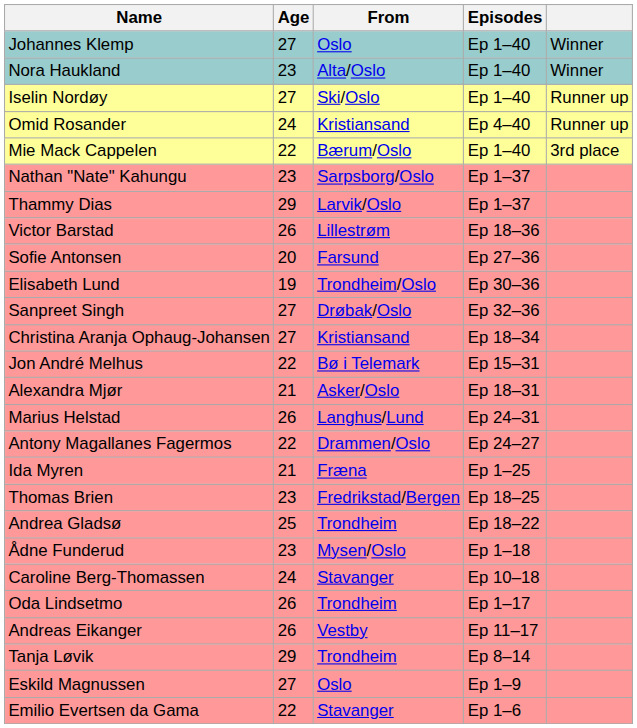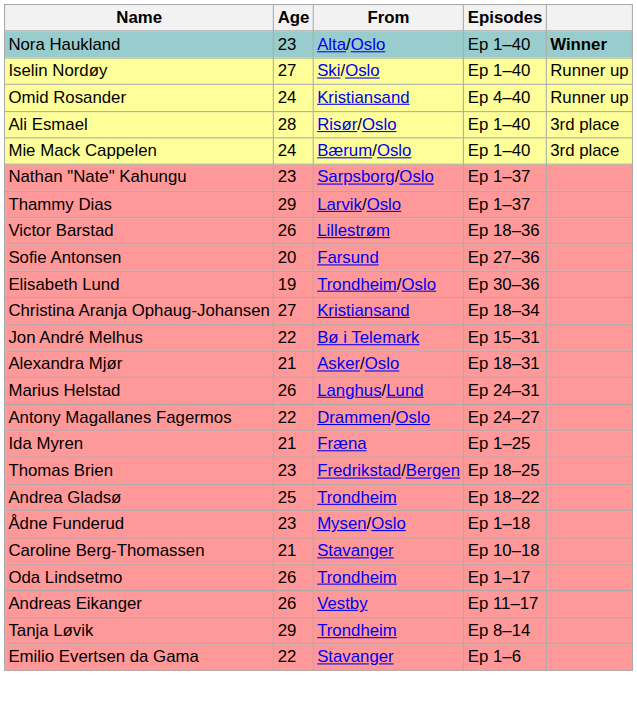- row: (71, 44)
(577, 71) normal -> (579, 44) bold
+ row: (48, 124)
(287, 151) 22 -> (287, 151) 24
- row: (66, 310)
(287, 577) 24 -> (287, 550) 21
- row: (77, 683)
